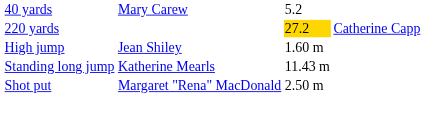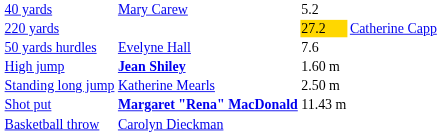+ row: (51, 47)
(150, 47) normal -> (152, 66) bold
(307, 66) 11.43 m -> (321, 86) 2.50 m
(200, 86) normal -> (208, 105) bold
(304, 86) 2.50 m -> (324, 105) 11.43 m
+ row: (52, 124)
